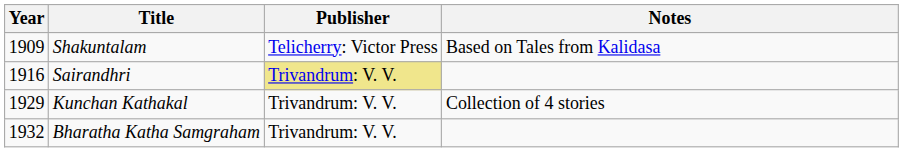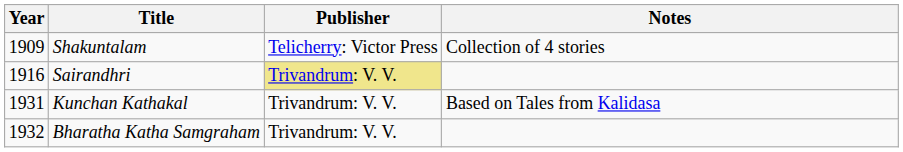(553, 47) Based on Tales from Kalidasa -> (525, 47) Collection of 4 stories
(27, 103) 1929 -> (27, 103) 1931
(525, 103) Collection of 4 stories -> (553, 103) Based on Tales from Kalidasa
